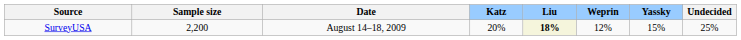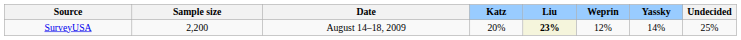(550, 27) 18% -> (550, 27) 23%
(656, 27) 15% -> (656, 27) 14%
